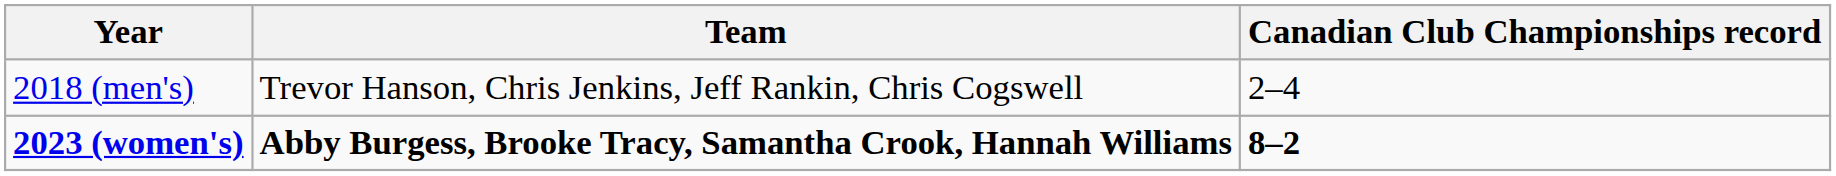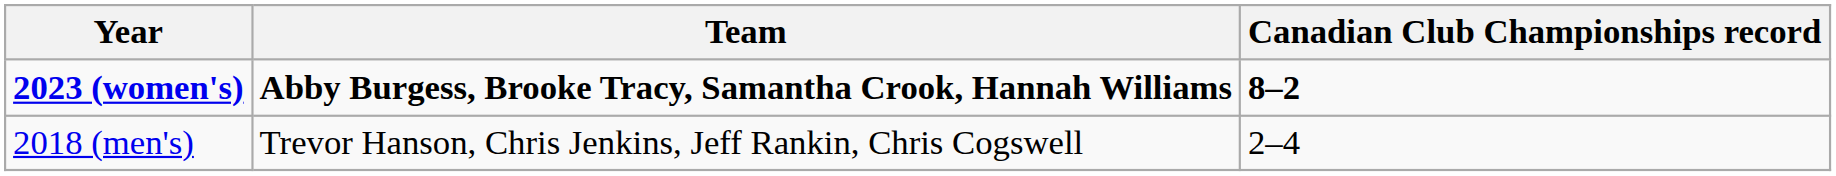rows swapped: (103, 87) <-> (128, 142)
